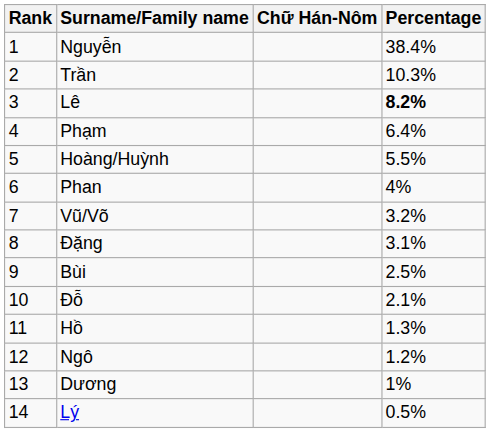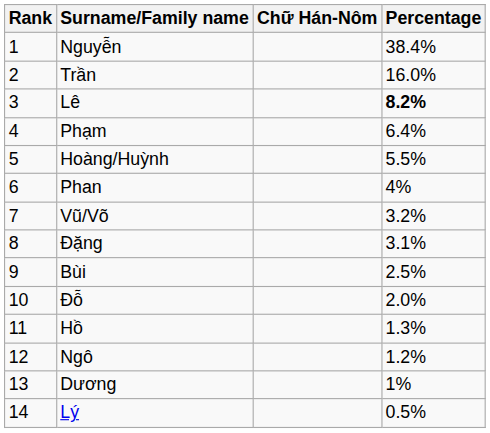(411, 74) 10.3% -> (411, 74) 16.0%
(406, 300) 2.1% -> (406, 300) 2.0%
